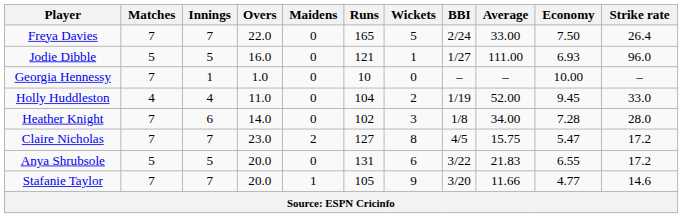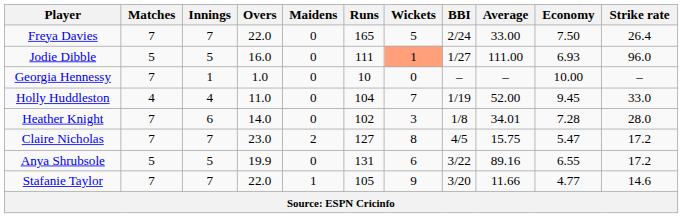(364, 56) 121 -> (364, 56) 111
(413, 56) no background -> (413, 56) lightsalmon background
(413, 98) 2 -> (413, 98) 7
(506, 118) 34.00 -> (506, 118) 34.01
(260, 160) 20.0 -> (260, 160) 19.9
(506, 160) 21.83 -> (506, 160) 89.16
(260, 181) 20.0 -> (260, 181) 22.0
